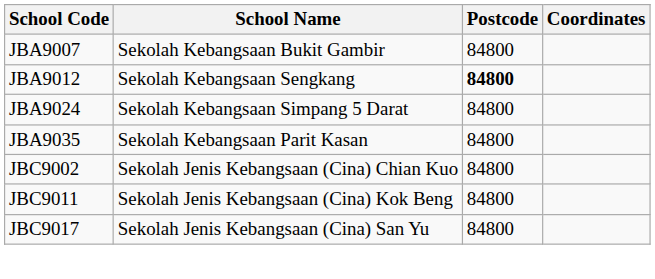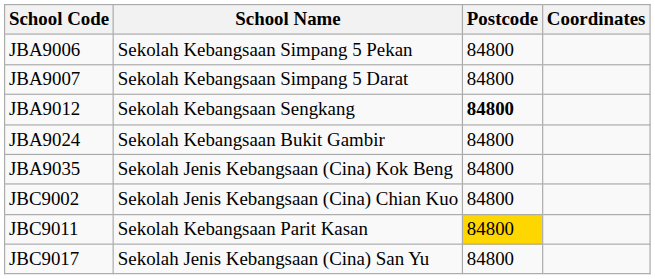+ row: (45, 49)
(251, 49) Sekolah Kebangsaan Bukit Gambir -> (263, 79) Sekolah Kebangsaan Simpang 5 Darat
(263, 109) Sekolah Kebangsaan Simpang 5 Darat -> (251, 139) Sekolah Kebangsaan Bukit Gambir
(243, 139) Sekolah Kebangsaan Parit Kasan -> (285, 169) Sekolah Jenis Kebangsaan (Cina) Kok Beng
(285, 199) Sekolah Jenis Kebangsaan (Cina) Kok Beng -> (243, 229) Sekolah Kebangsaan Parit Kasan
(490, 199) no background -> (490, 229) gold background
